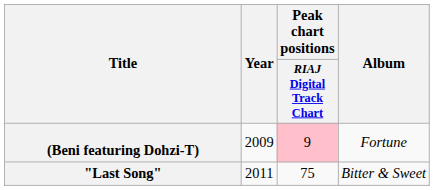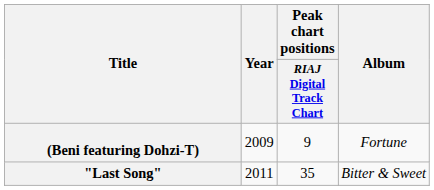(307, 142) pink background -> (307, 142) no background
(307, 173) 75 -> (307, 173) 35
